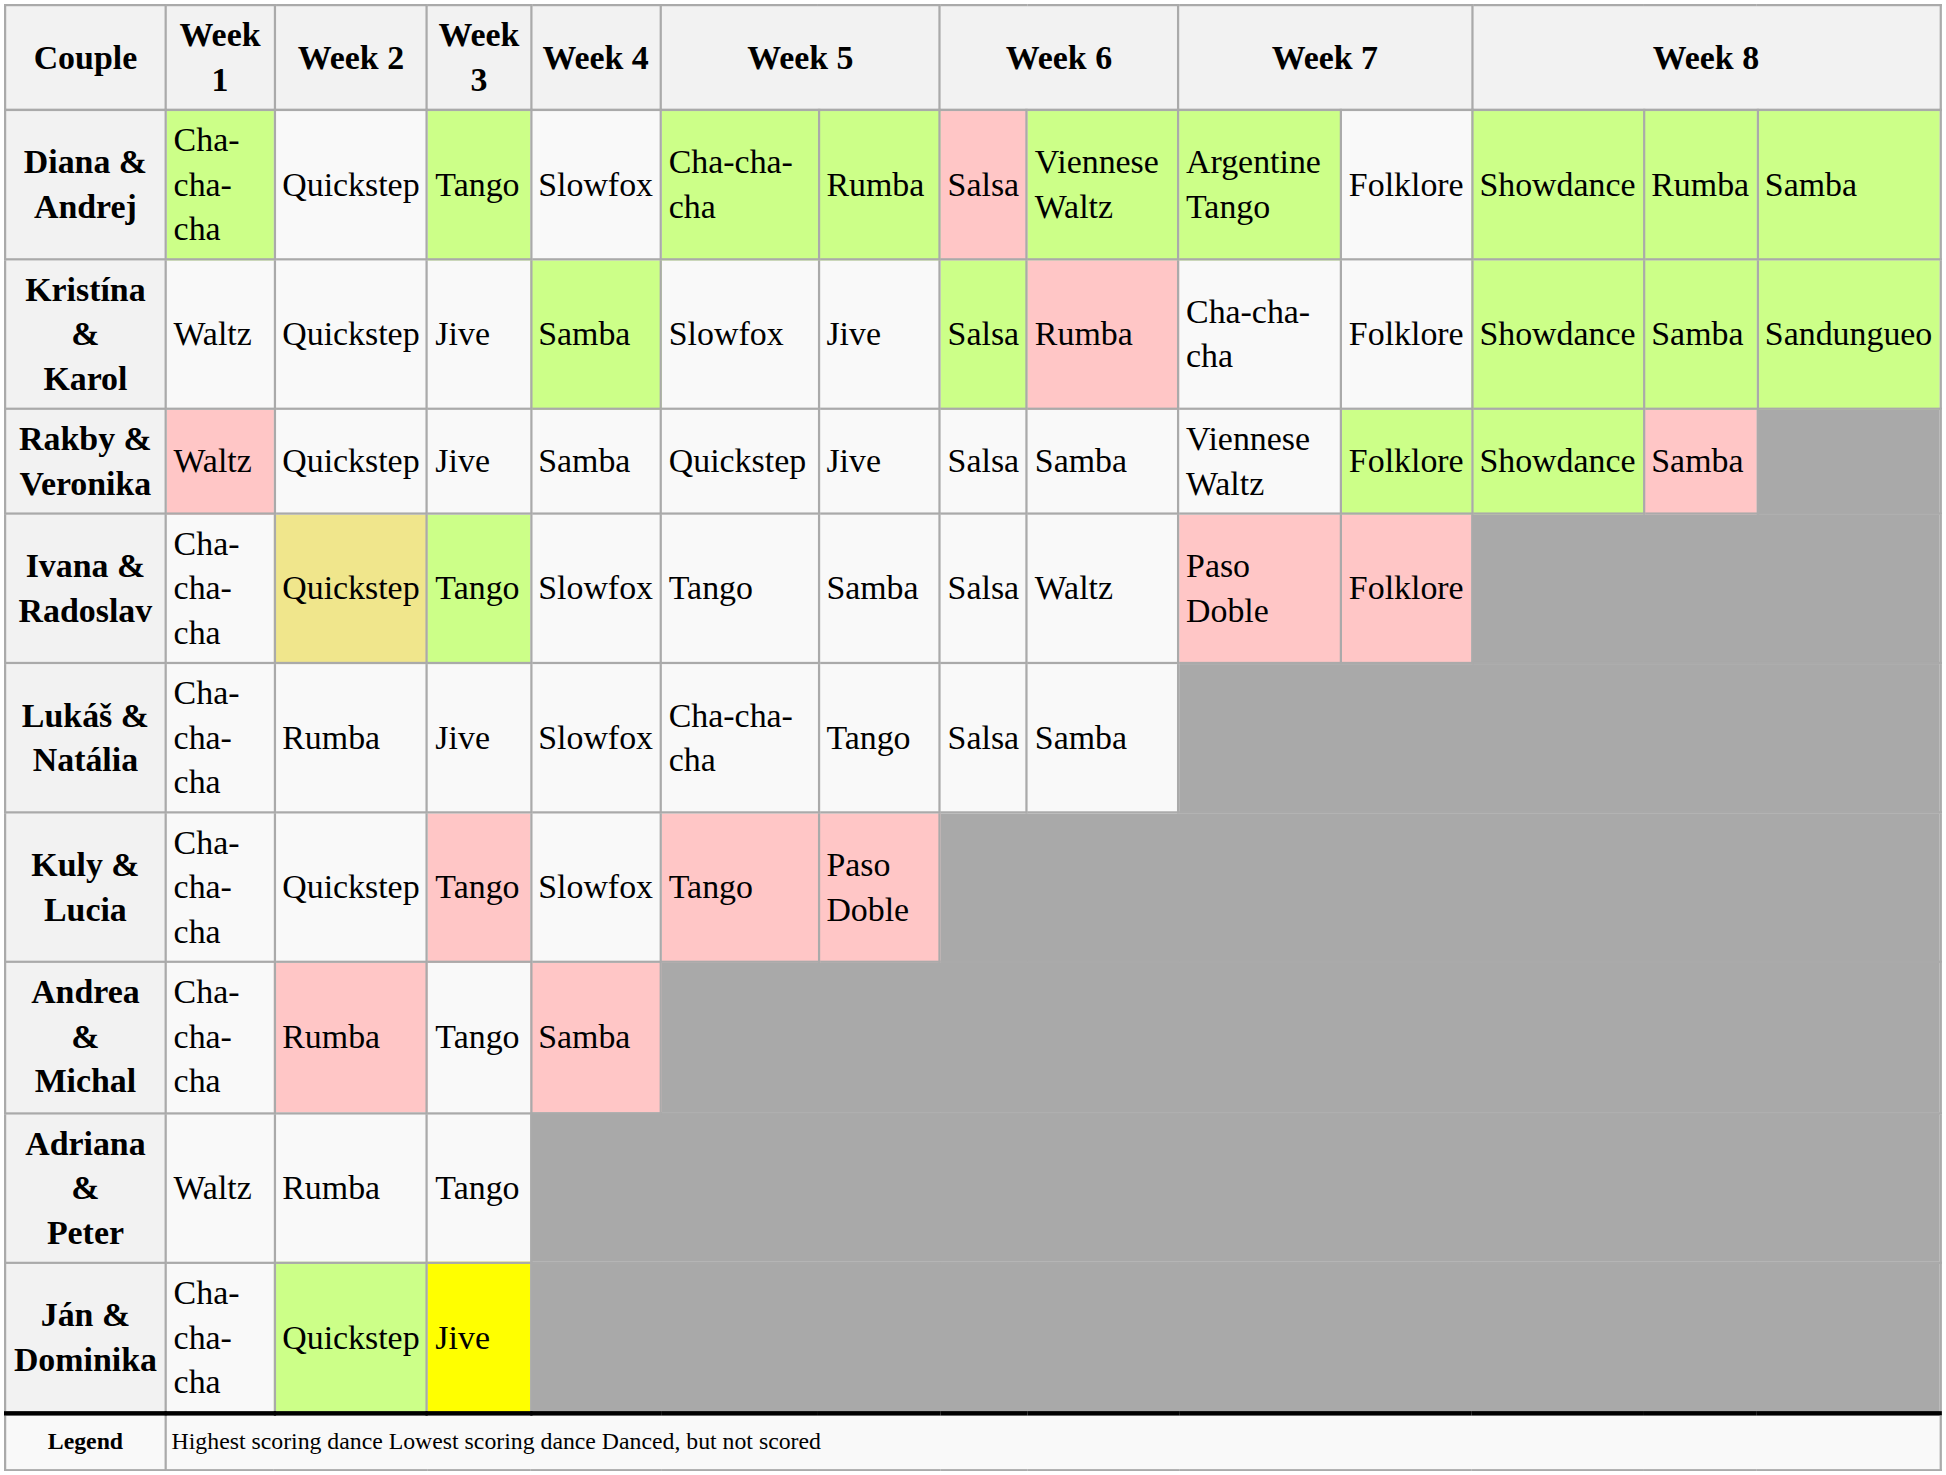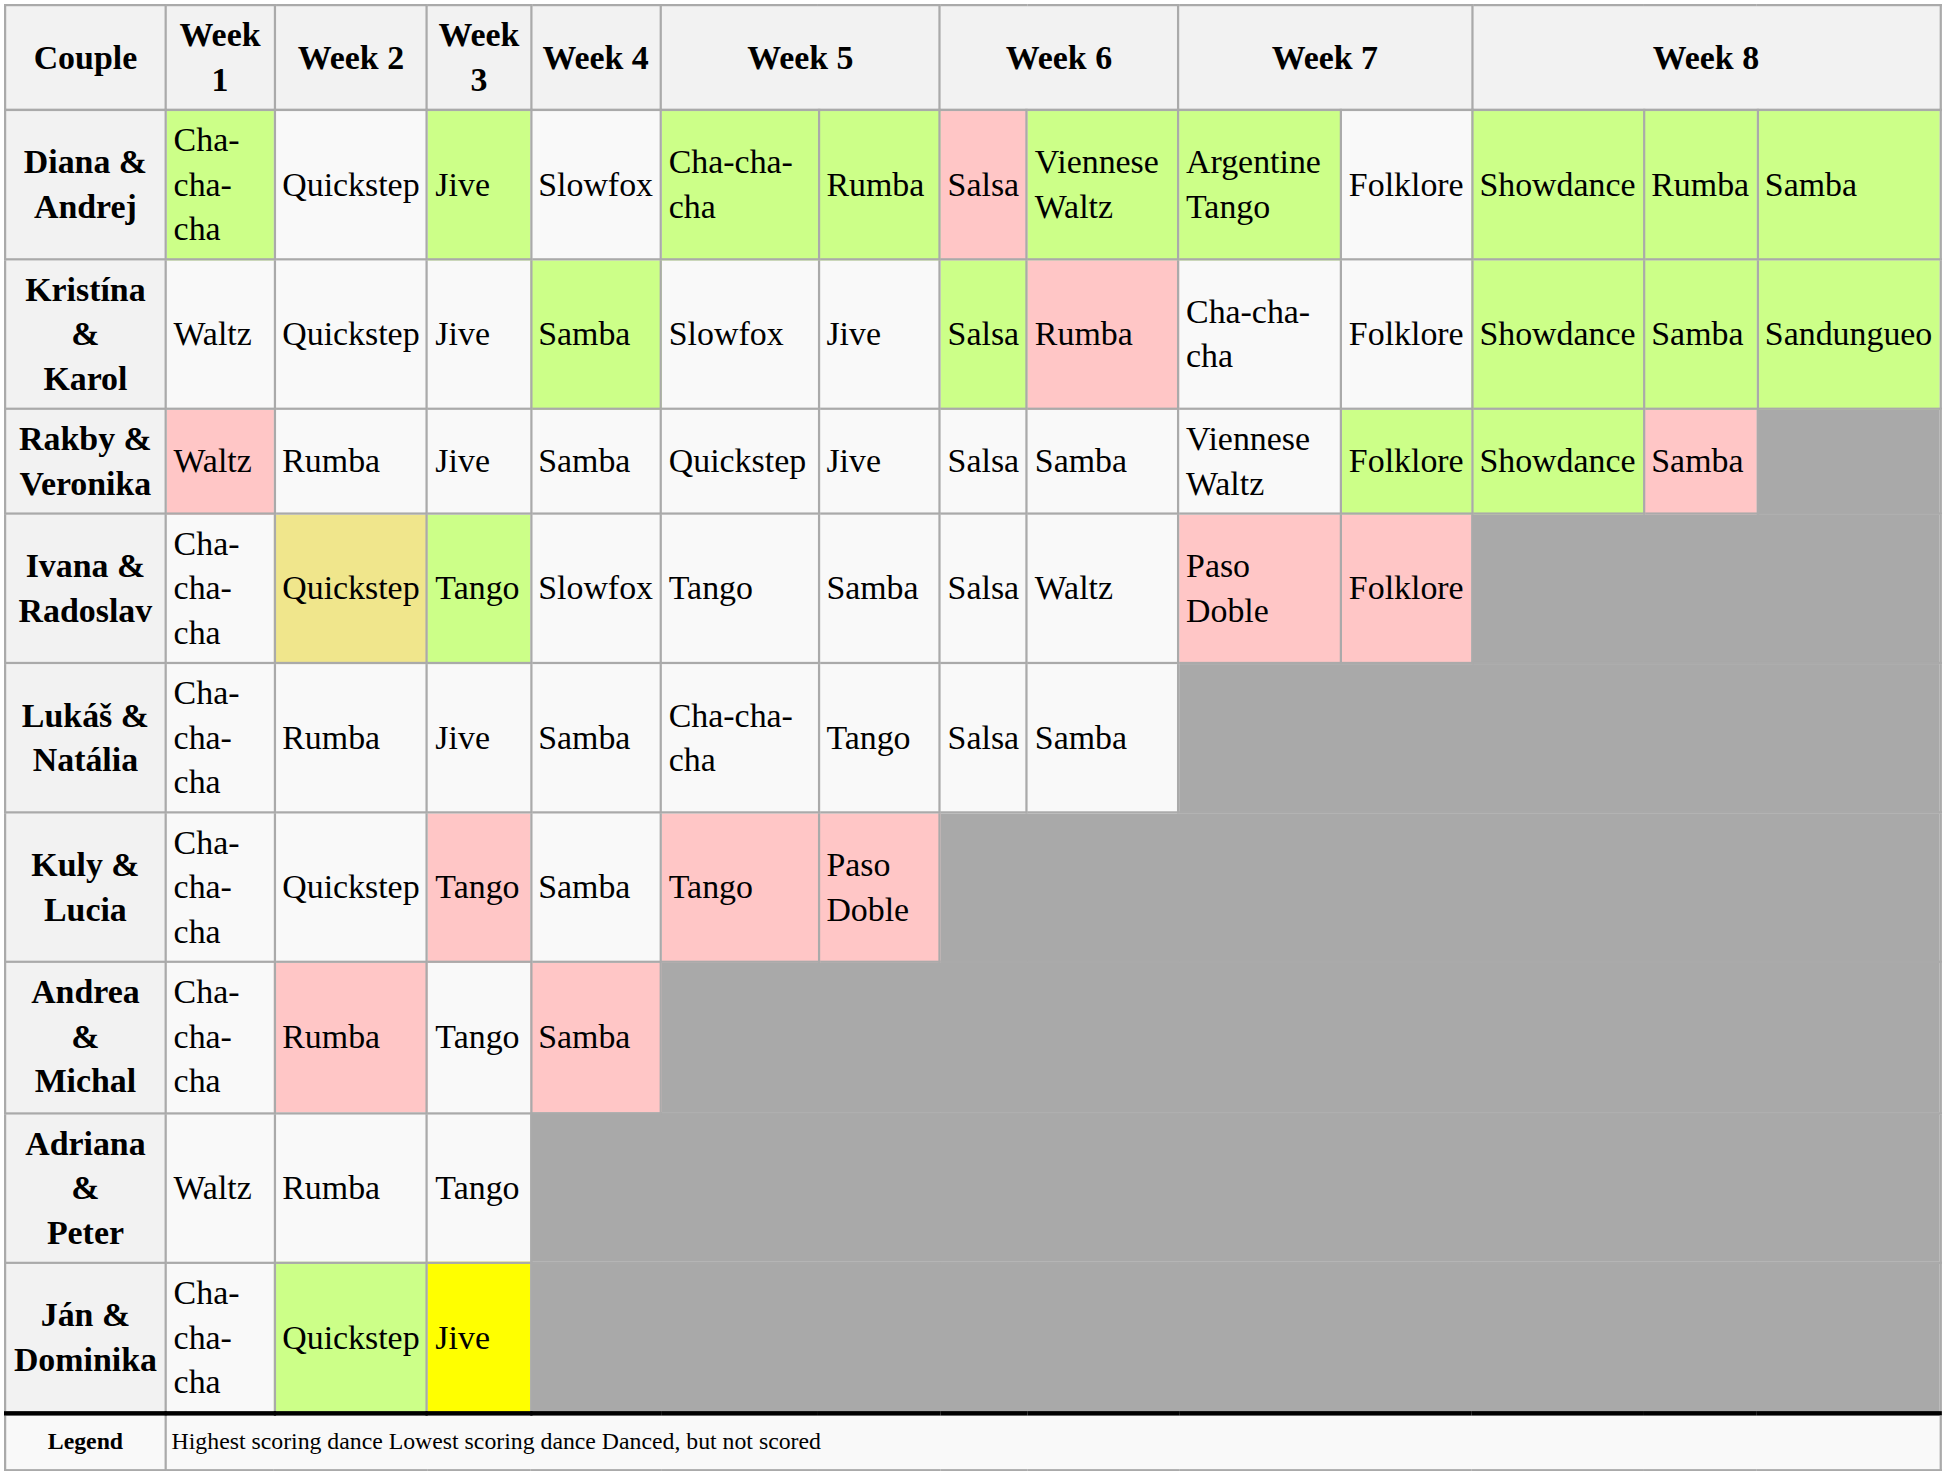(477, 184) Tango -> (463, 184) Jive
(351, 461) Quickstep -> (331, 461) Rumba
(596, 738) Slowfox -> (584, 738) Samba
(596, 887) Slowfox -> (584, 887) Samba
